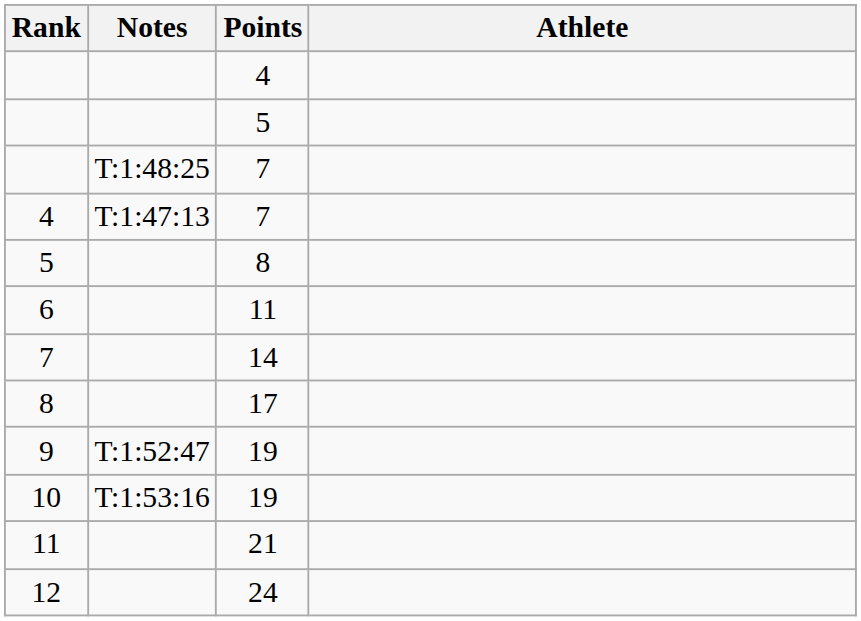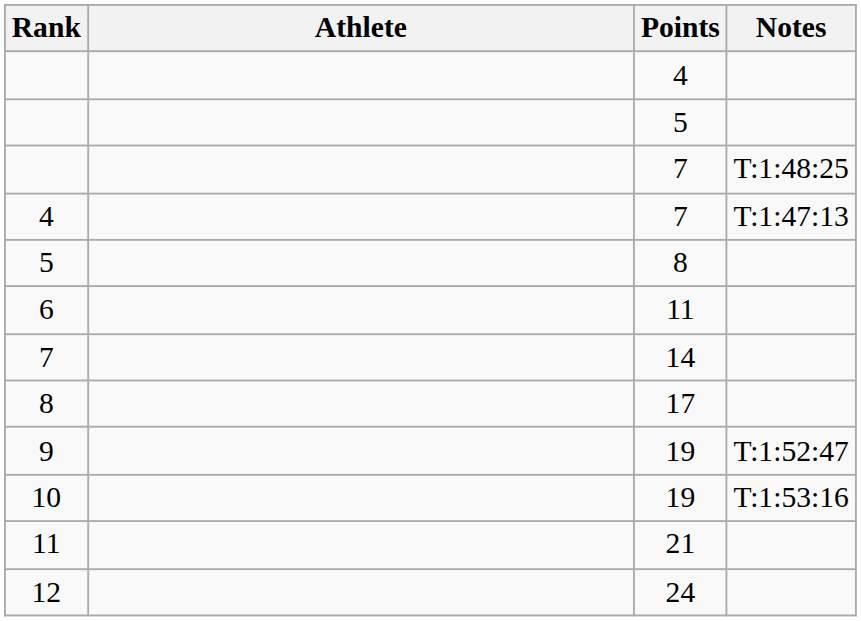columns swapped: (582, 27) <-> (152, 27)
